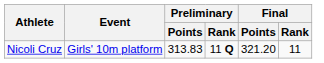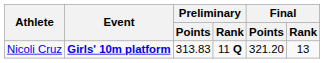(115, 50) normal -> (119, 50) bold
(295, 50) 11 -> (303, 50) 13
